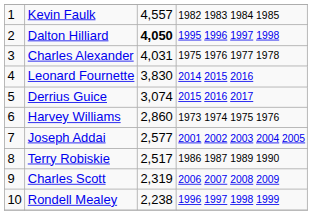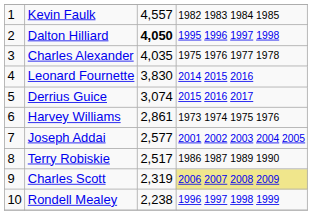(157, 55) 4,031 -> (157, 55) 4,035
(157, 117) 2,860 -> (157, 117) 2,861
(229, 179) no background -> (229, 179) khaki background
